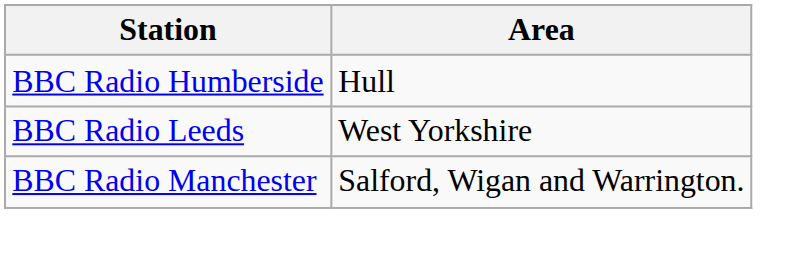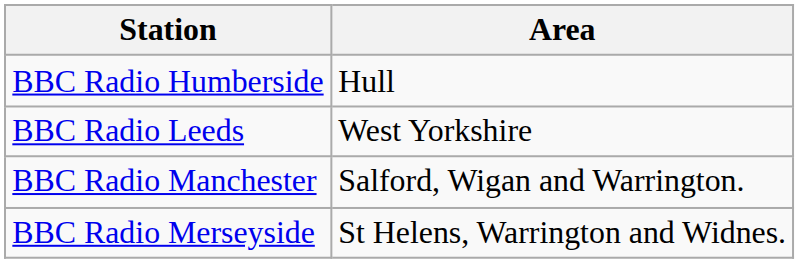+ row: (164, 231)
